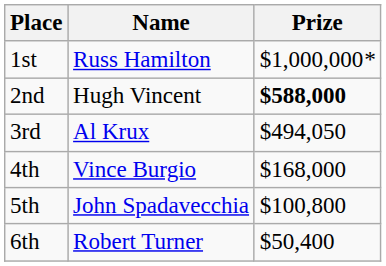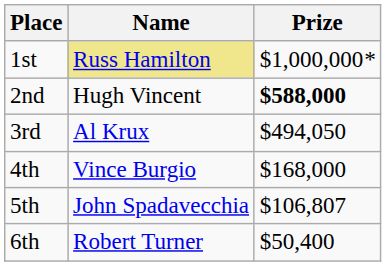(142, 59) no background -> (142, 59) khaki background
(303, 205) $100,800 -> (303, 205) $106,807
